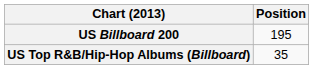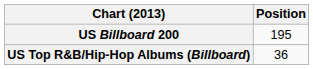(281, 54) 35 -> (281, 54) 36
